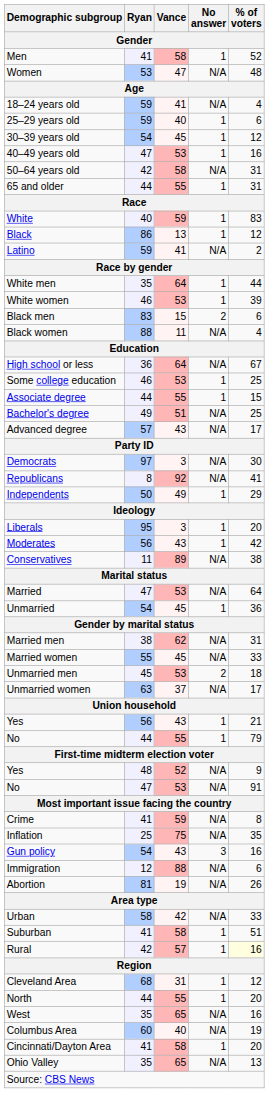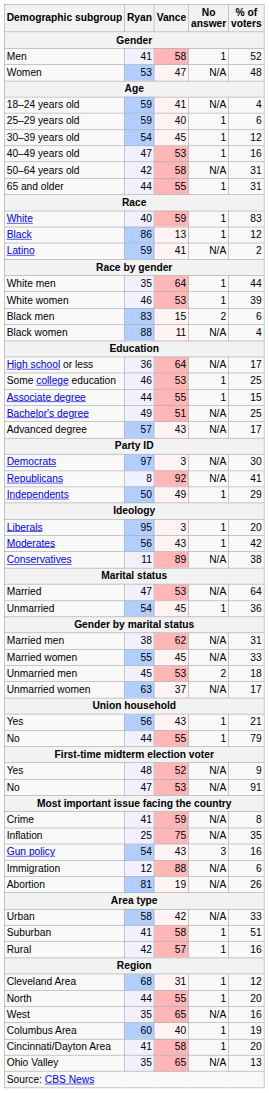(256, 365) 67 -> (256, 365) 17
(256, 949) lightyellow background -> (256, 949) no background
(218, 1031) N/A -> (223, 1031) 1
